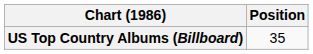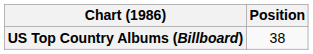(277, 37) 35 -> (277, 37) 38
